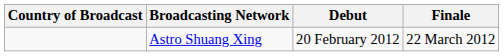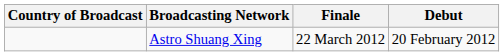columns swapped: (348, 16) <-> (451, 16)
